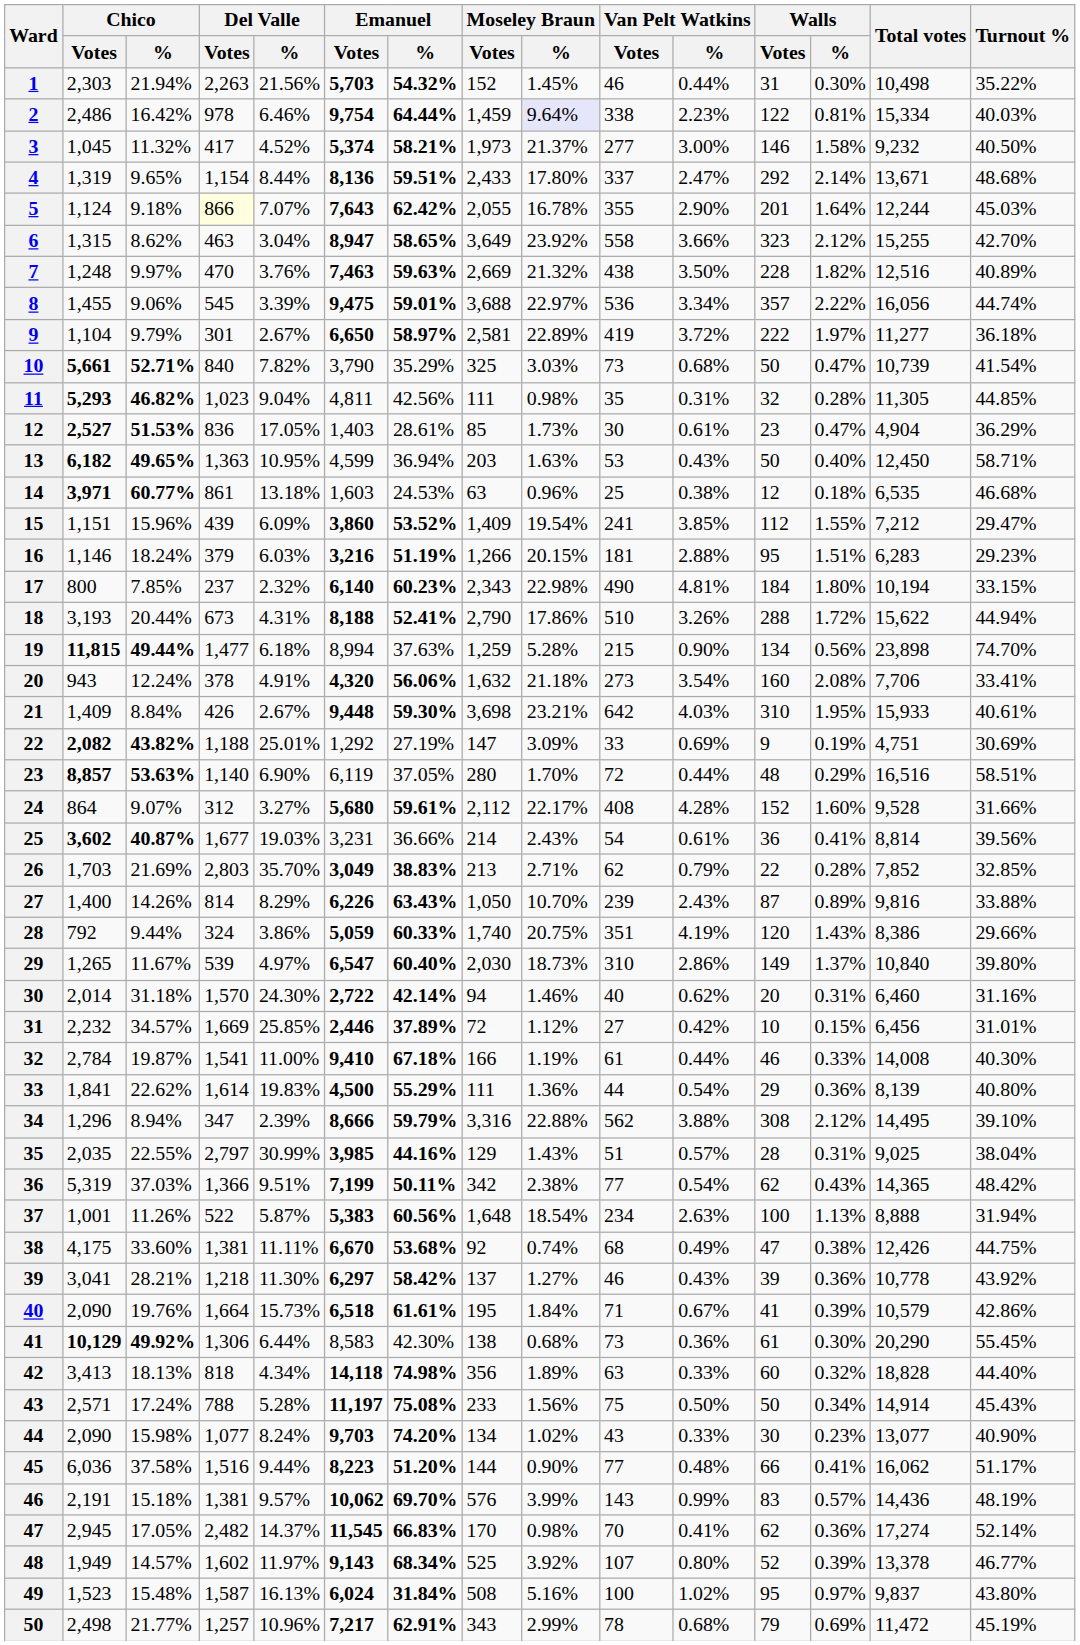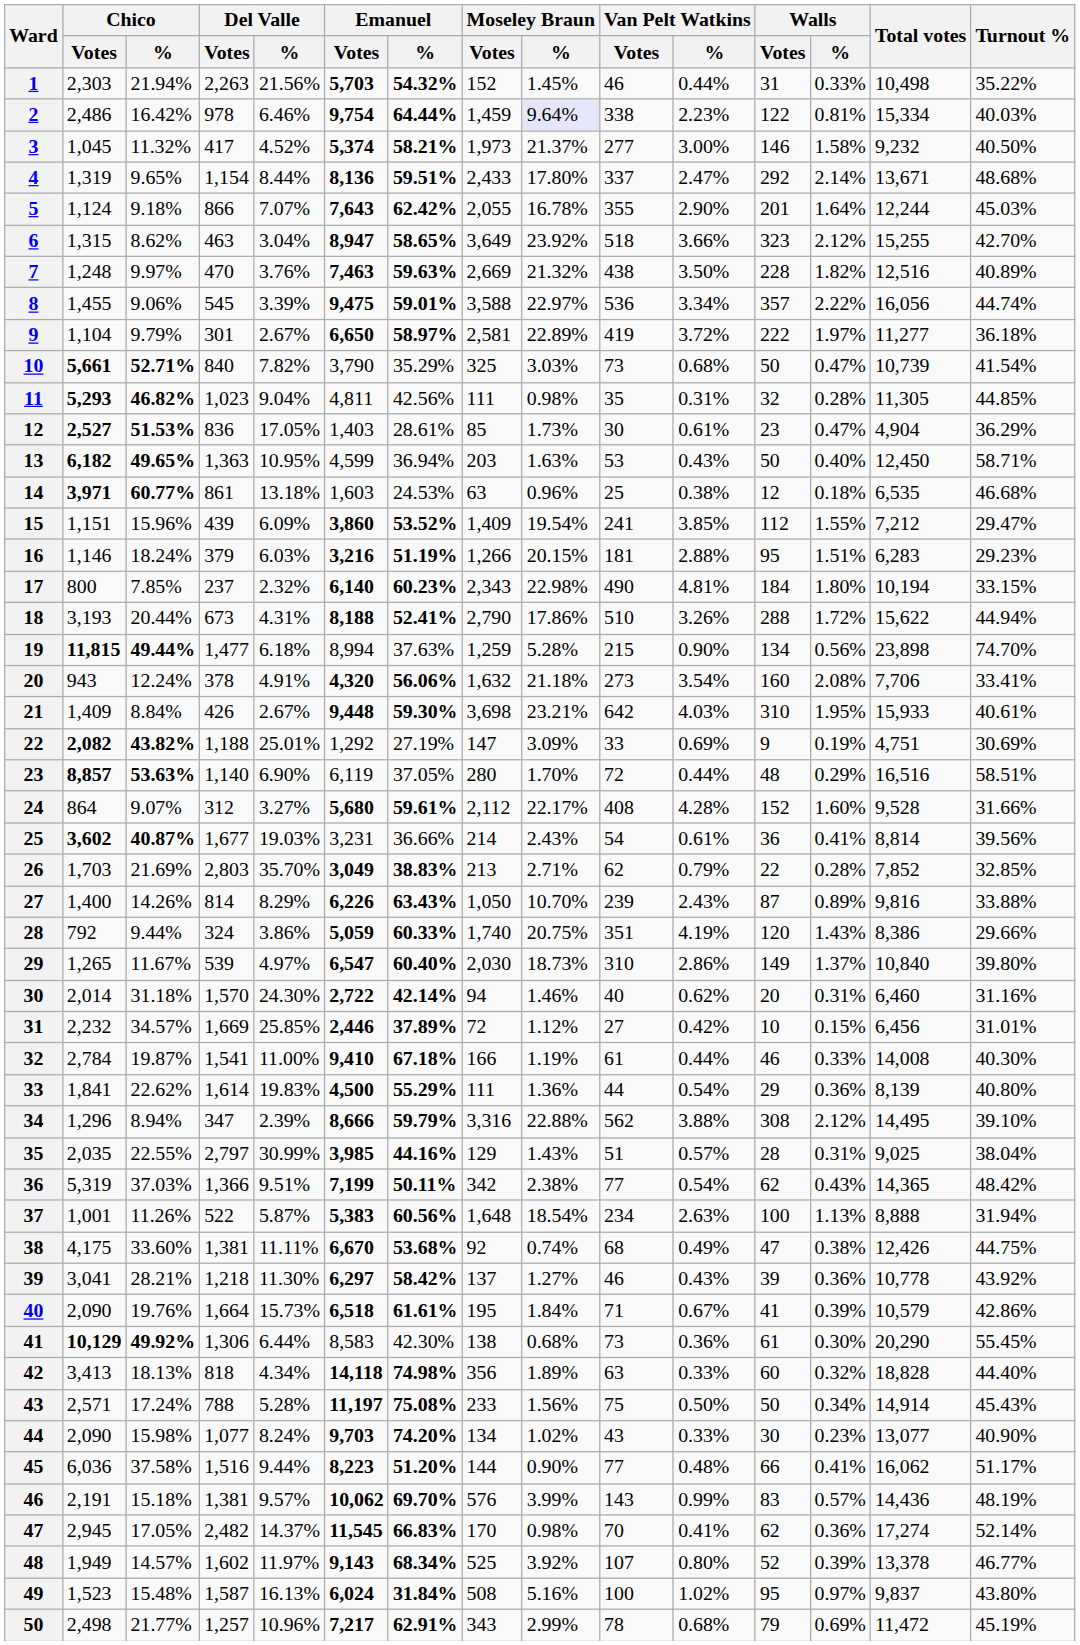(840, 83) 0.30% -> (840, 83) 0.33%
(219, 209) lightyellow background -> (219, 209) no background
(619, 240) 558 -> (619, 240) 518
(489, 303) 3,688 -> (489, 303) 3,588
